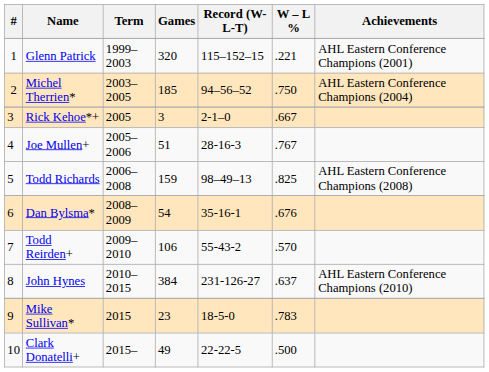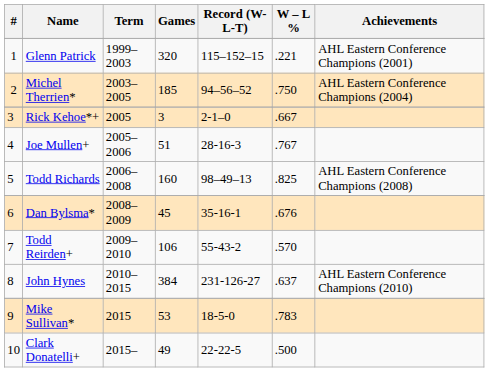(167, 178) 159 -> (167, 178) 160
(164, 213) 54 -> (164, 213) 45
(164, 315) 23 -> (164, 315) 53
